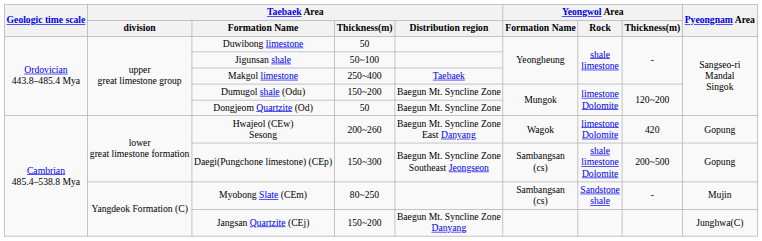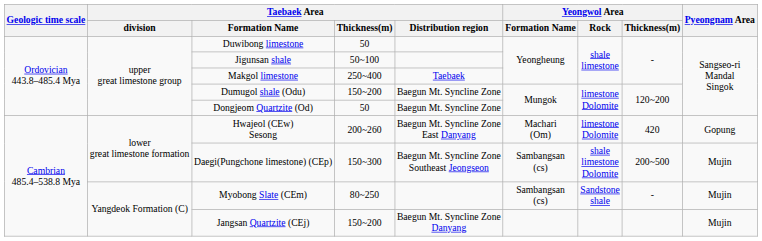(541, 129) Wagok -> (541, 129) Machari (Om)
(720, 162) Gopung -> (720, 162) Mujin
(720, 223) Junghwa(C) -> (720, 223) Mujin
